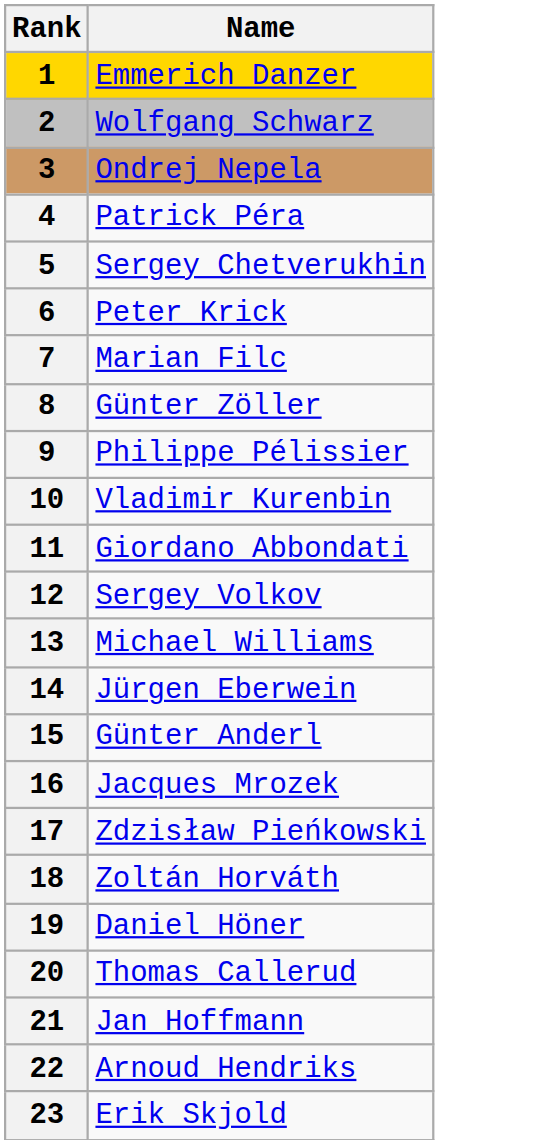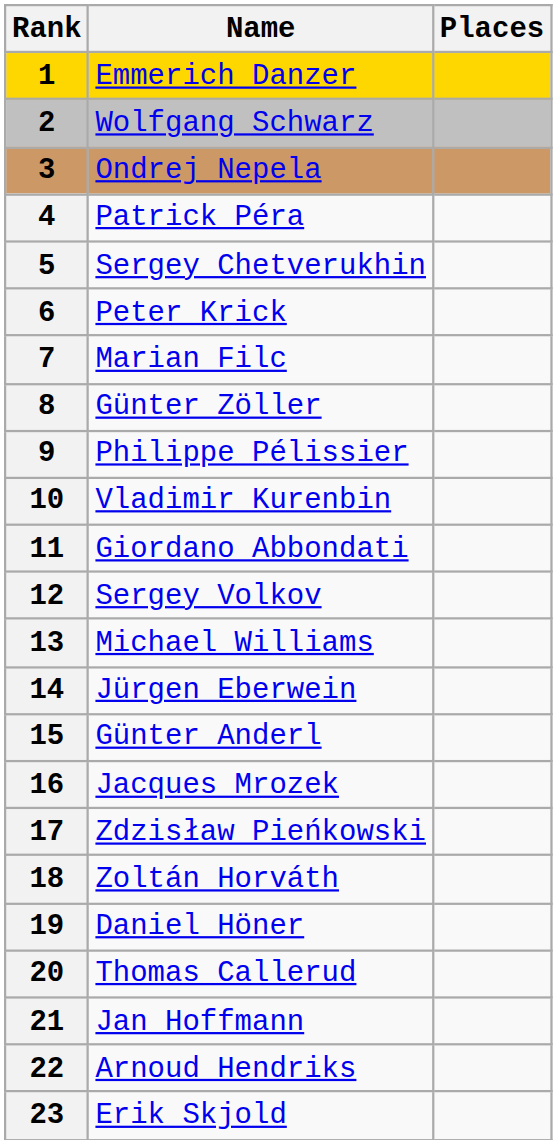+ column: (492, 29)
